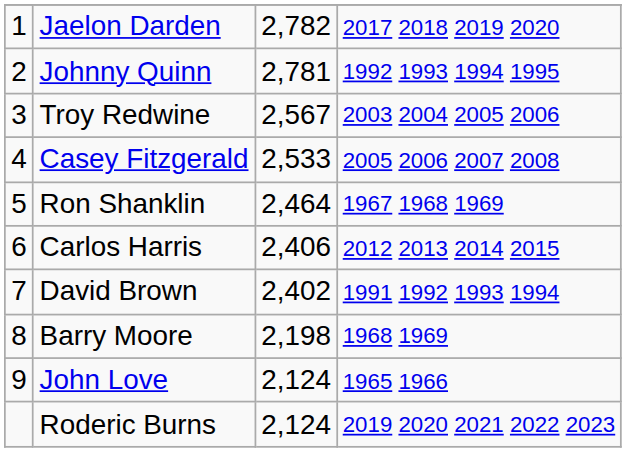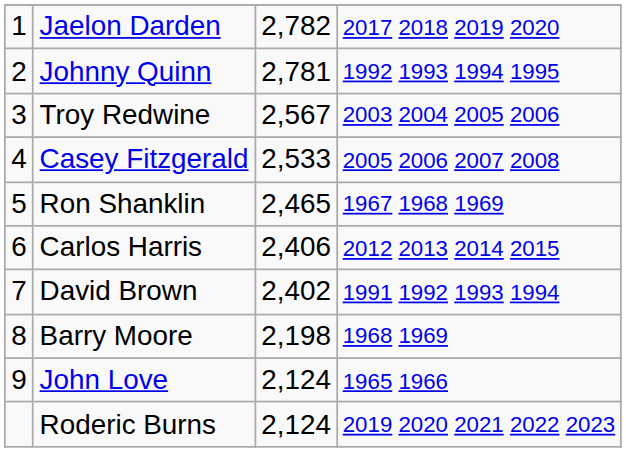(296, 203) 2,464 -> (296, 203) 2,465
